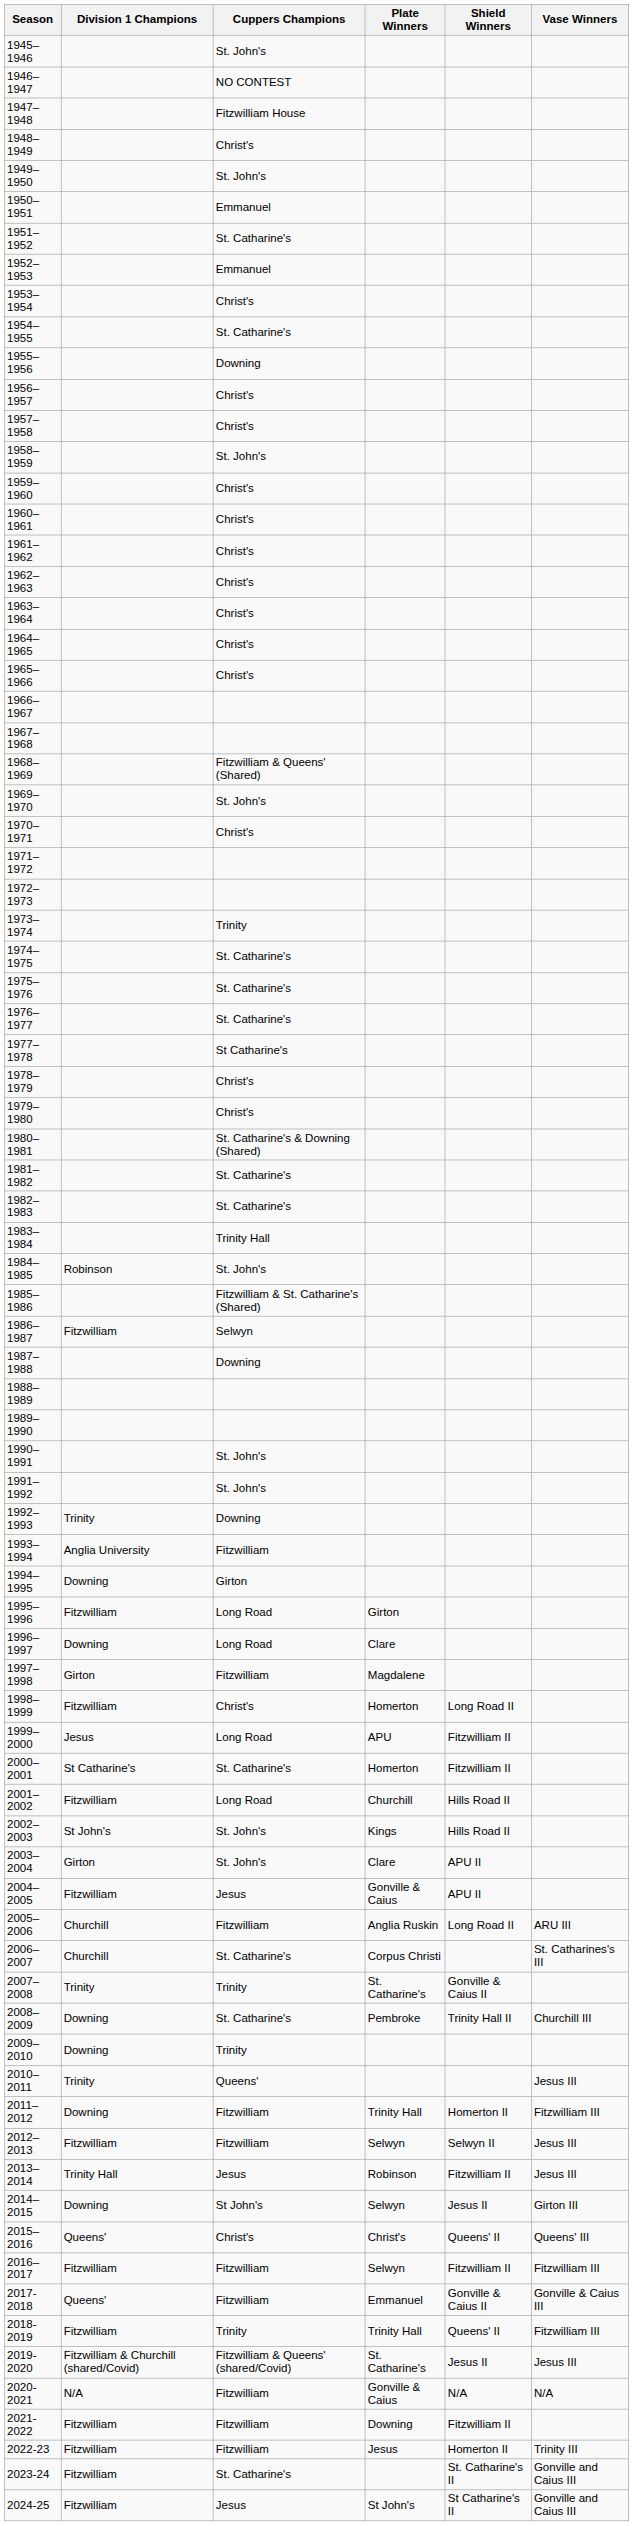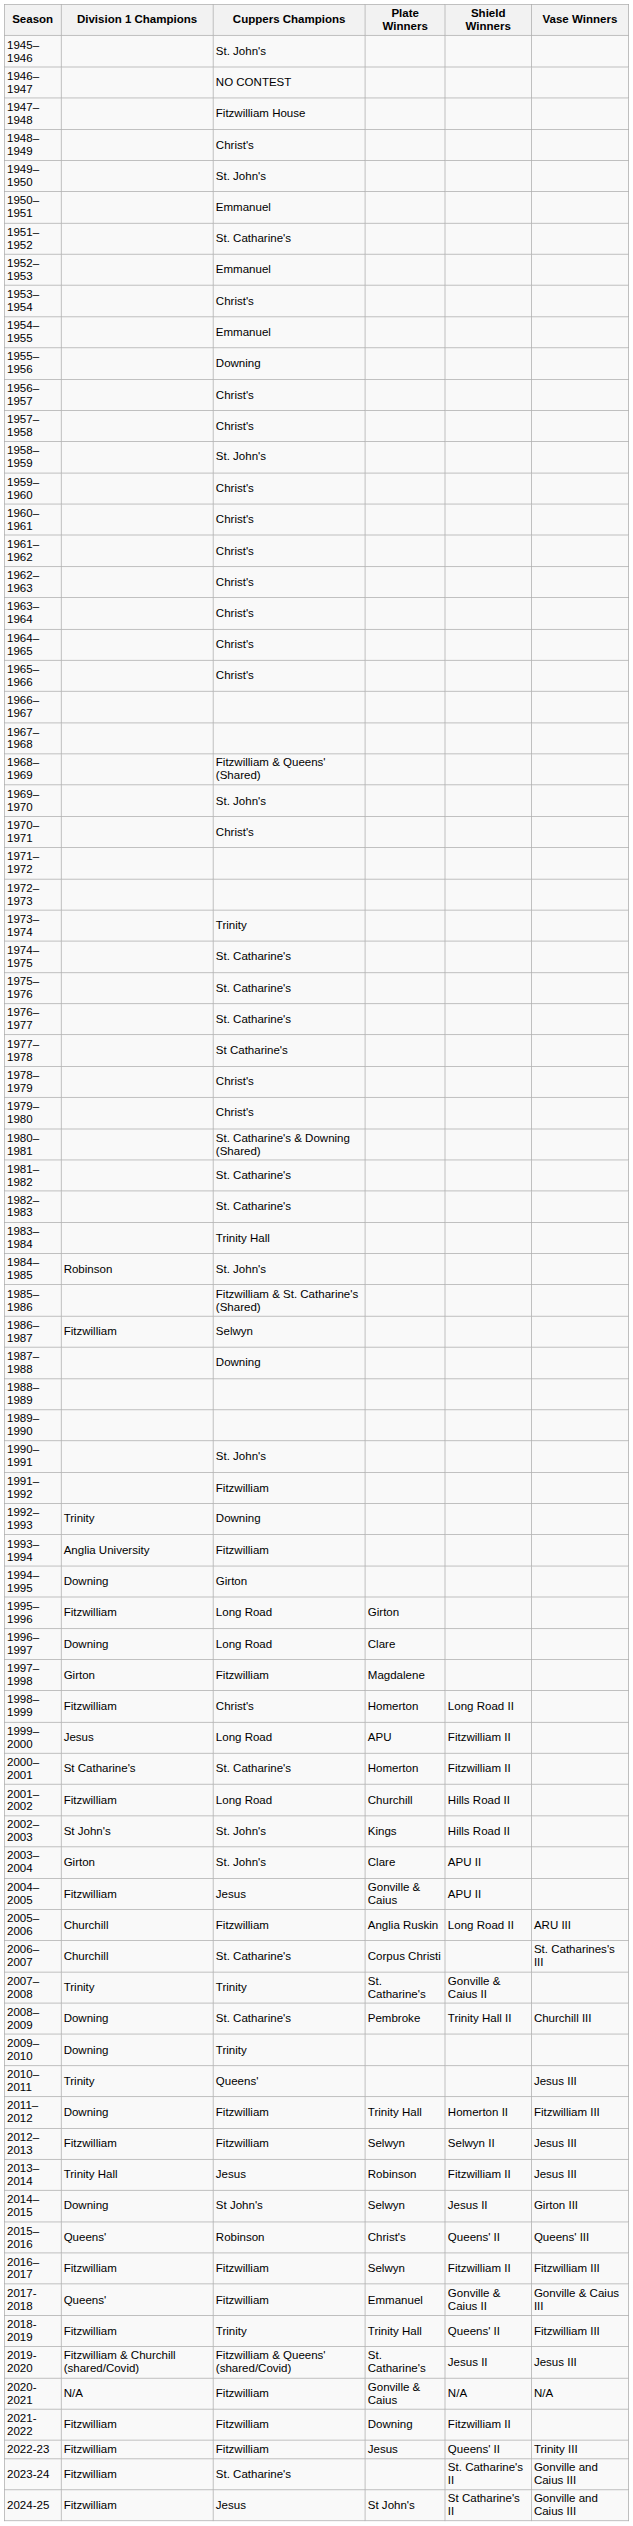(253, 332) St. Catharine's -> (243, 332) Emmanuel
(241, 1487) St. John's -> (242, 1487) Fitzwilliam
(235, 2237) Christ's -> (240, 2237) Robinson
(478, 2449) Homerton II -> (474, 2449) Queens' II
